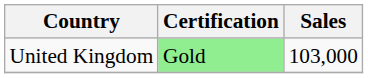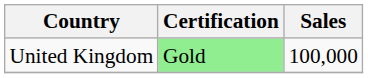(323, 55) 103,000 -> (323, 55) 100,000
